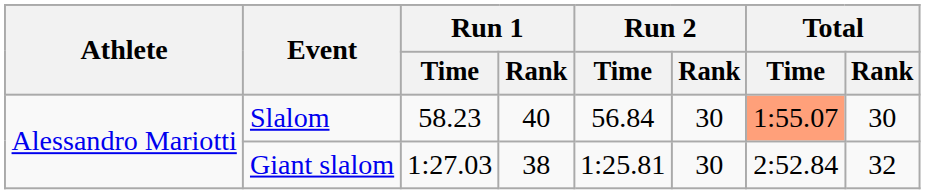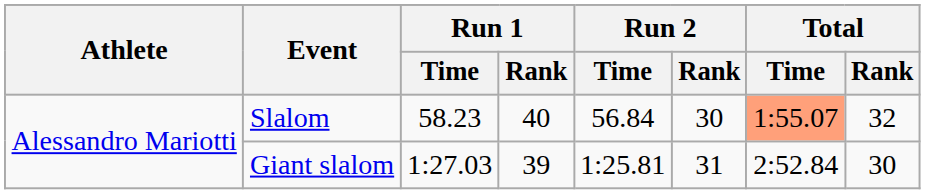(882, 118) 30 -> (882, 118) 32
(536, 164) 38 -> (536, 164) 39
(709, 164) 30 -> (709, 164) 31
(882, 164) 32 -> (882, 164) 30
